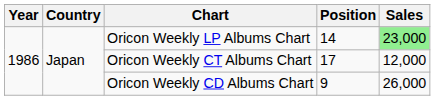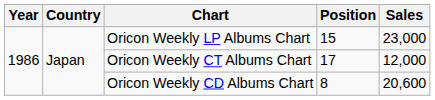(328, 38) 14 -> (328, 38) 15
(404, 38) lightgreen background -> (404, 38) no background
(324, 83) 9 -> (324, 83) 8
(404, 83) 26,000 -> (404, 83) 20,600
